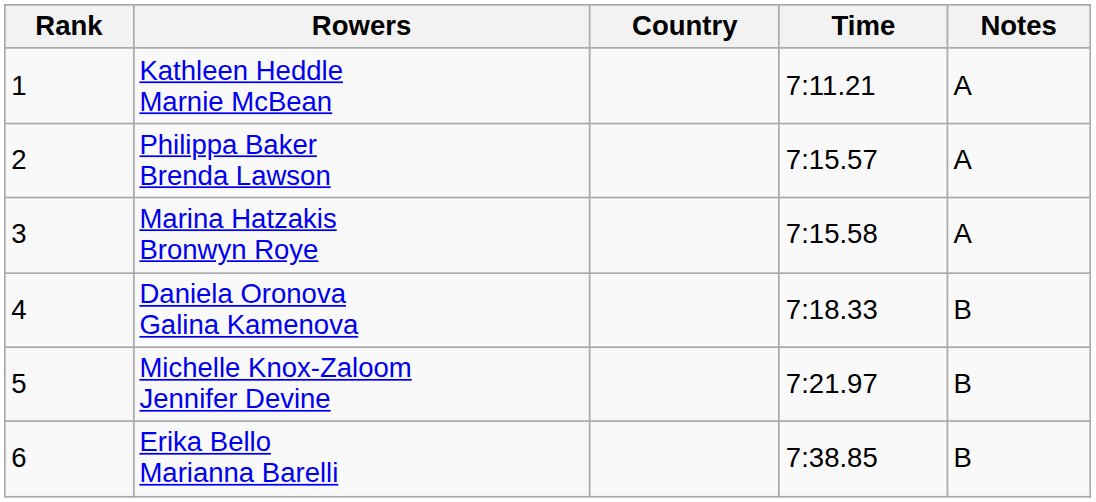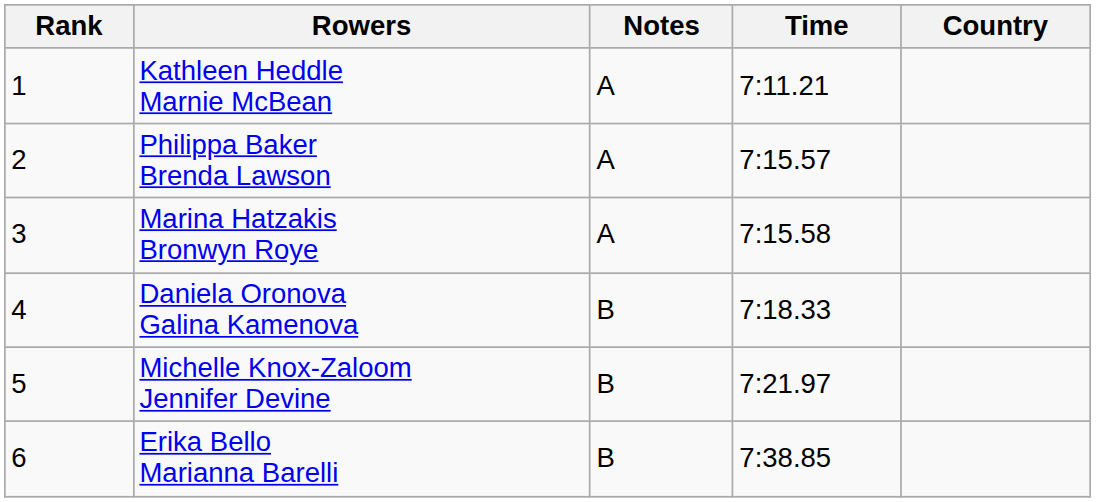columns swapped: (685, 26) <-> (1019, 26)
